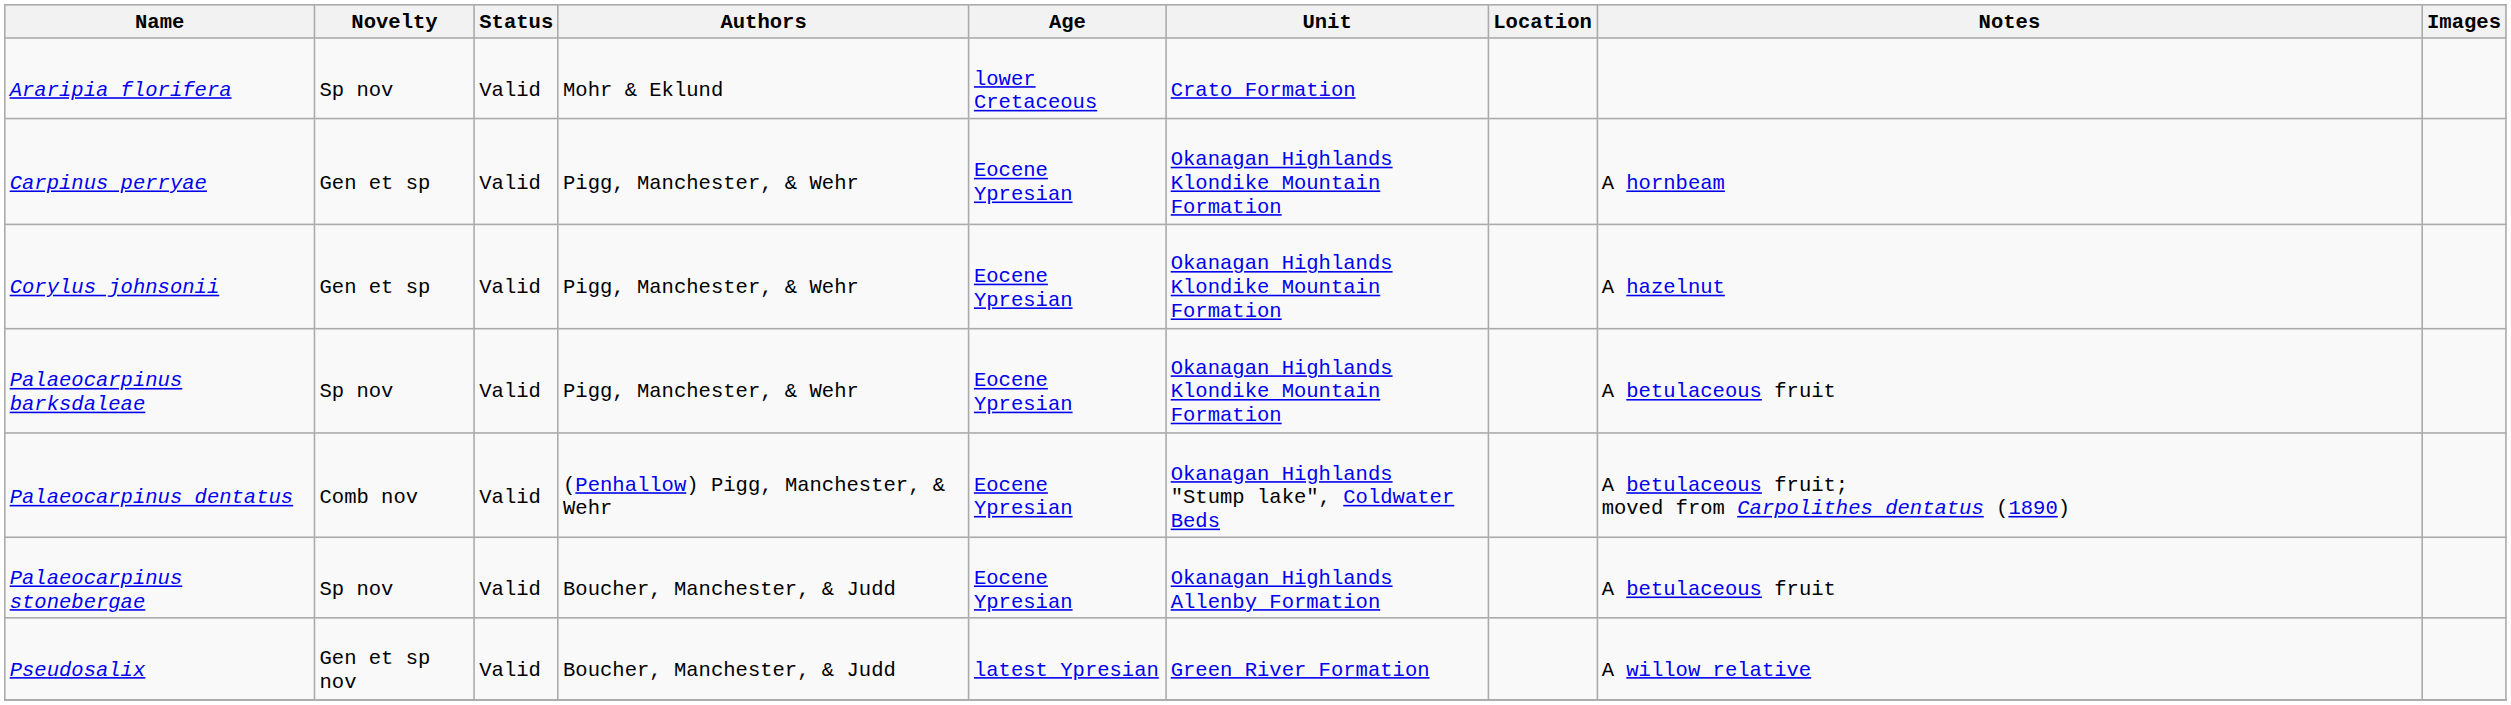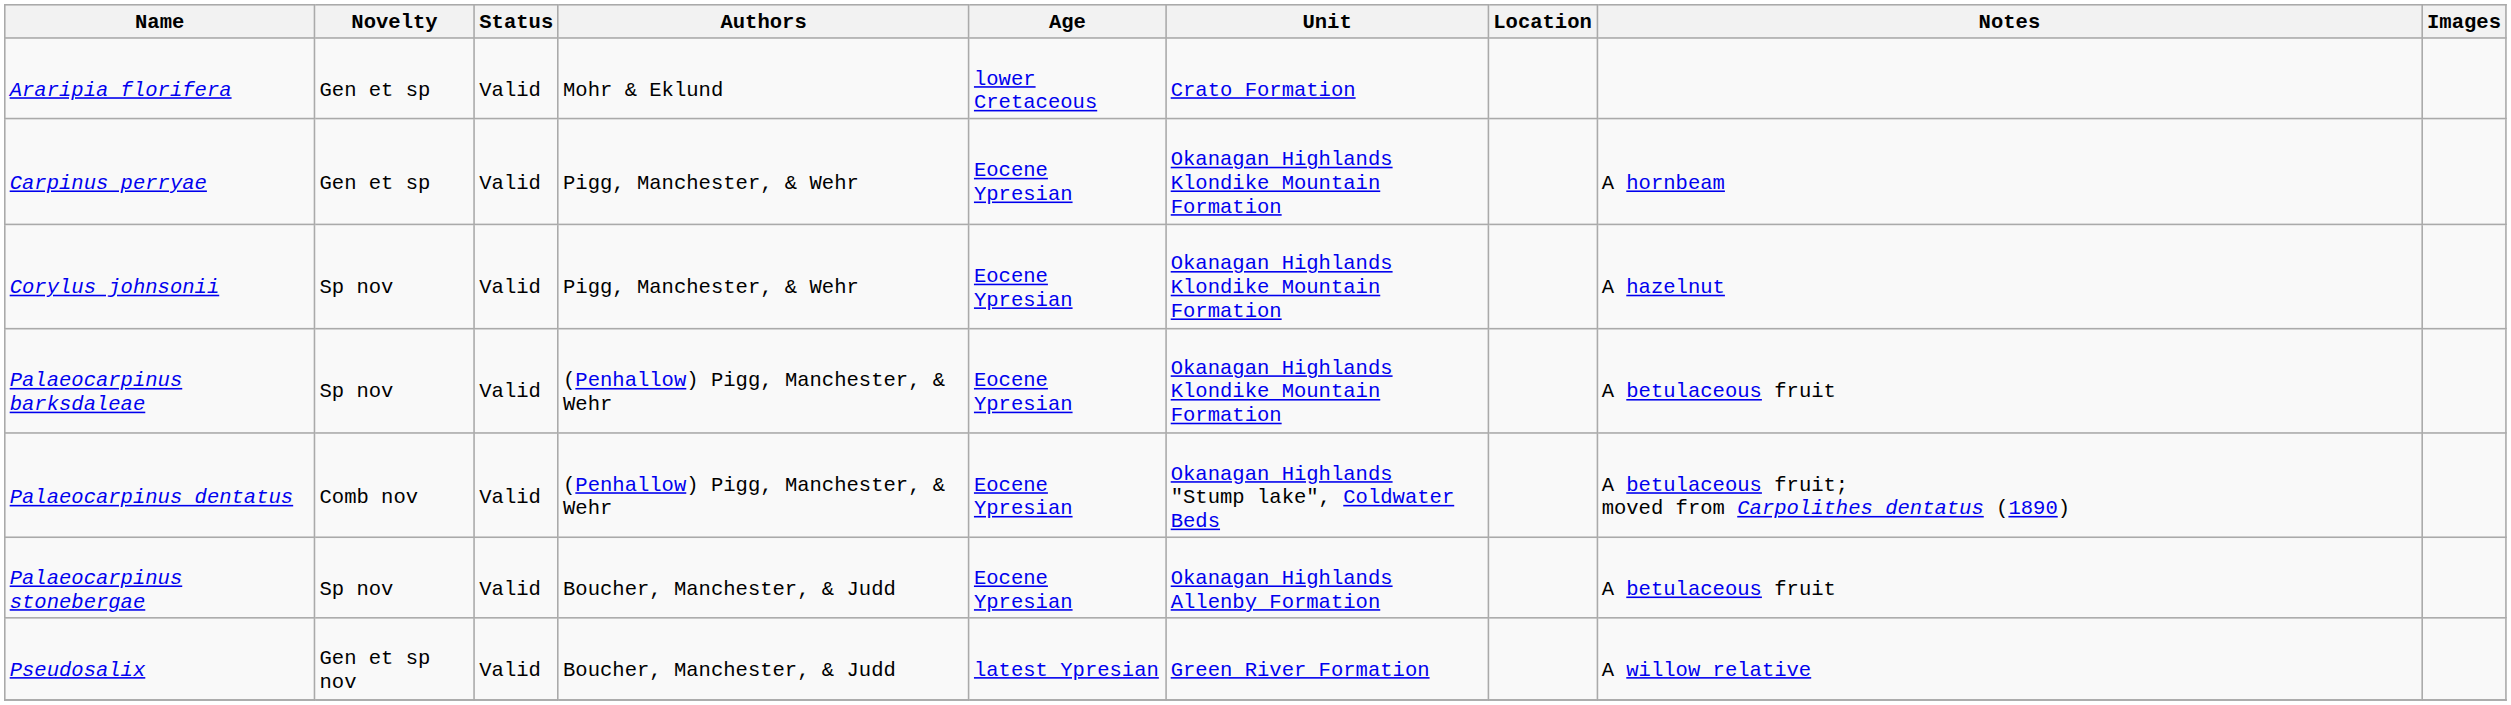(356, 91) Sp nov -> (375, 91) Gen et sp
(375, 288) Gen et sp -> (356, 288) Sp nov
(711, 392) Pigg, Manchester, & Wehr -> (754, 392) (Penhallow) Pigg, Manchester, & Wehr
